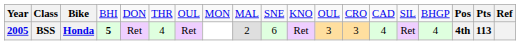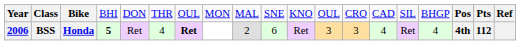(18, 30) 2005 -> (18, 30) 2006
(189, 30) normal -> (189, 30) bold
(484, 30) 113 -> (484, 30) 112
